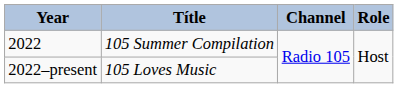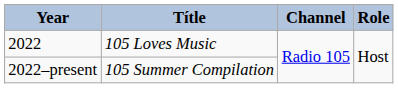(189, 43) 105 Summer Compilation -> (161, 43) 105 Loves Music
(161, 69) 105 Loves Music -> (189, 69) 105 Summer Compilation
